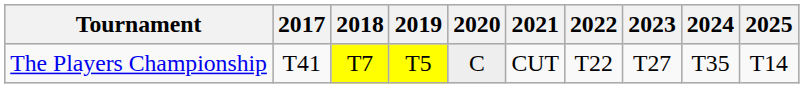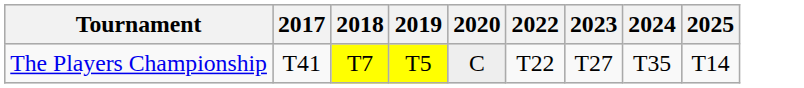- column: (535, 24)
